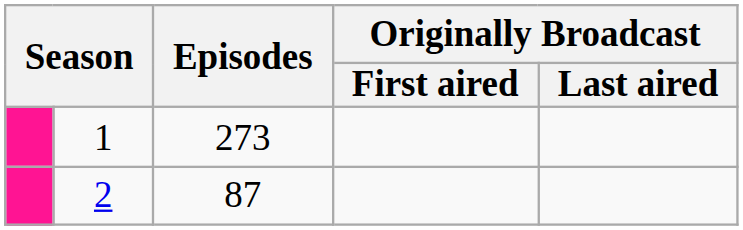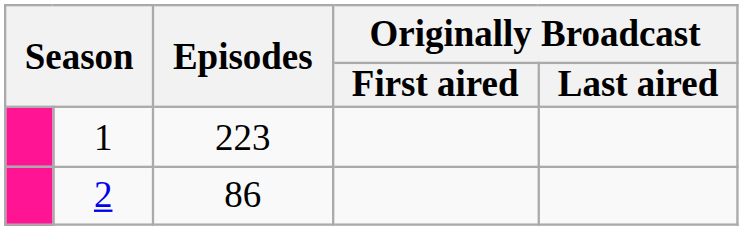(243, 136) 273 -> (243, 136) 223
(243, 194) 87 -> (243, 194) 86
